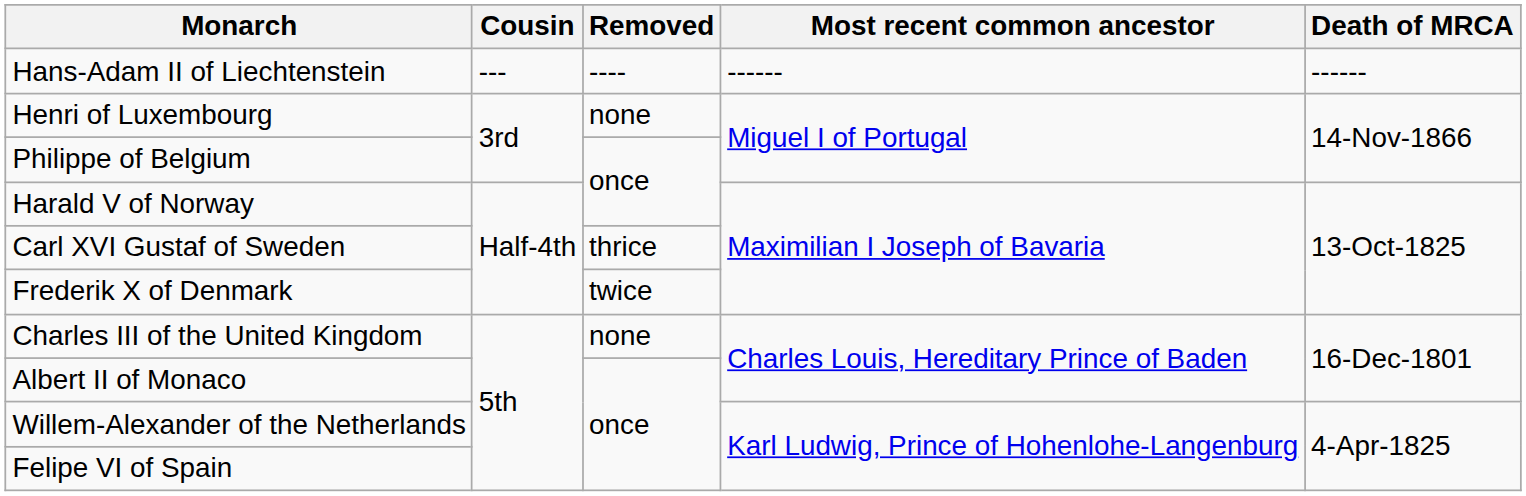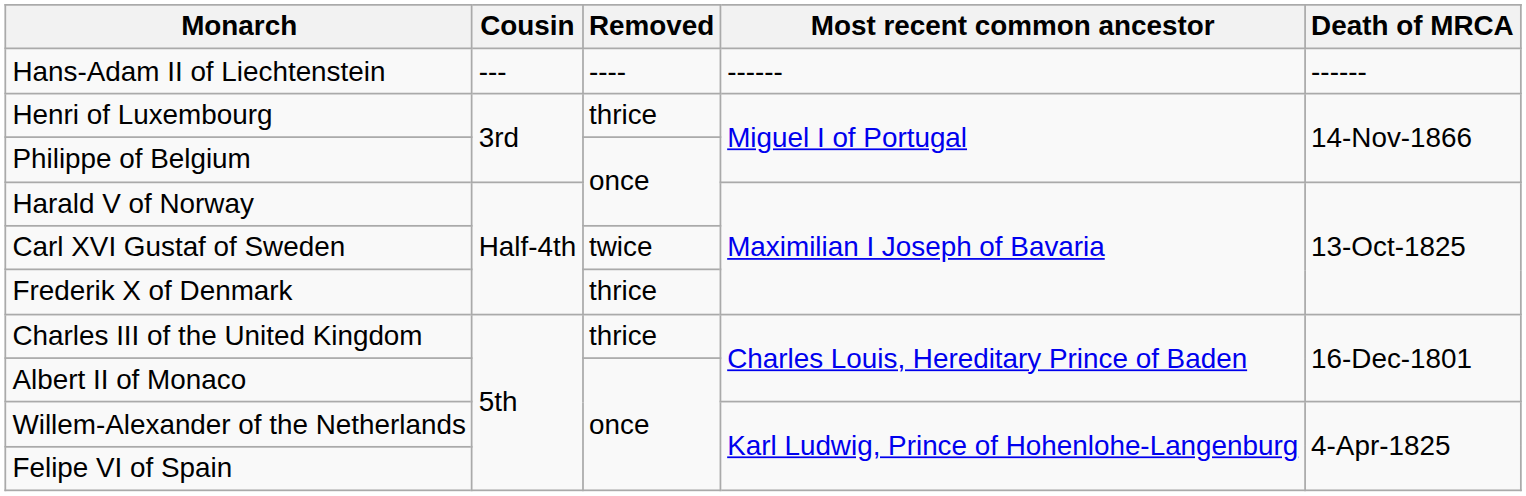(620, 114) none -> (623, 114) thrice
(623, 247) thrice -> (621, 247) twice
(621, 291) twice -> (623, 291) thrice
(620, 335) none -> (623, 335) thrice
